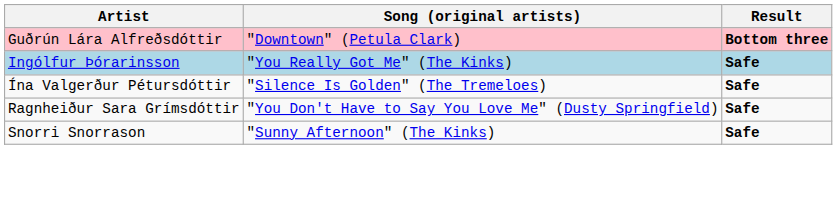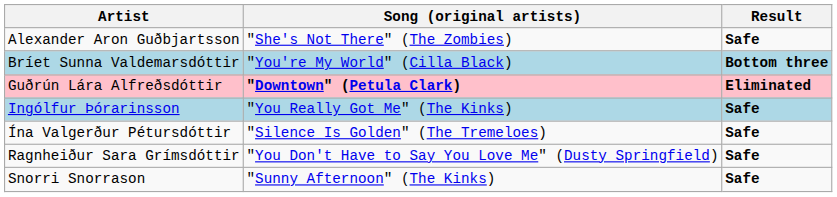+ row: (124, 40)
+ row: (124, 63)
(354, 40) normal -> (354, 86) bold
(777, 40) Bottom three -> (768, 86) Eliminated
